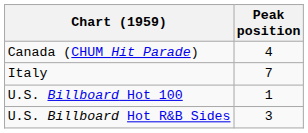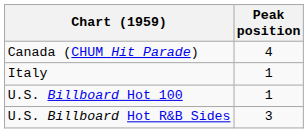(269, 74) 7 -> (269, 74) 1
